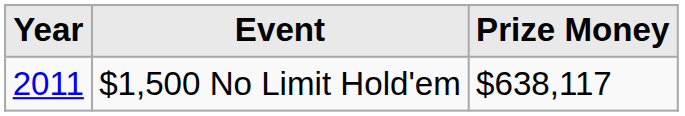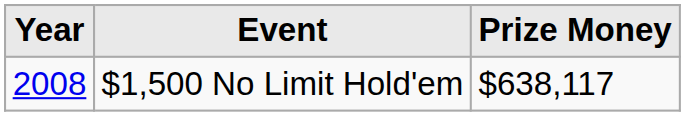(48, 83) 2011 -> (50, 83) 2008
